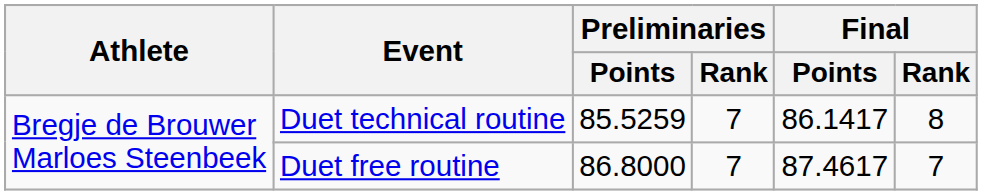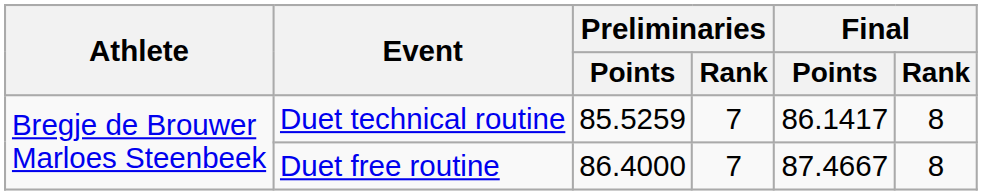(633, 166) 86.8000 -> (633, 166) 86.4000
(835, 166) 87.4617 -> (835, 166) 87.4667
(936, 166) 7 -> (936, 166) 8
